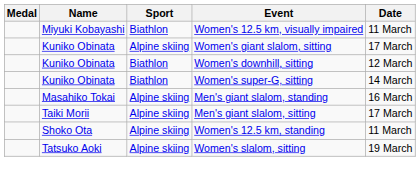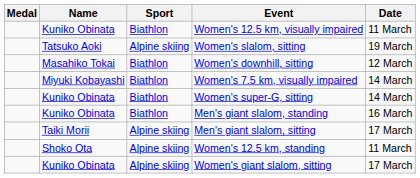(83, 30) Miyuki Kobayashi -> (78, 30) Kuniko Obinata
rows swapped: (263, 47) <-> (250, 148)
(78, 63) Kuniko Obinata -> (78, 63) Masahiko Tokai
+ row: (276, 80)
(78, 97) Masahiko Tokai -> (78, 114) Kuniko Obinata
(159, 97) Alpine skiing -> (149, 114) Biathlon
